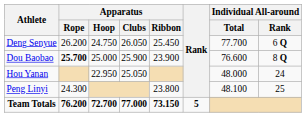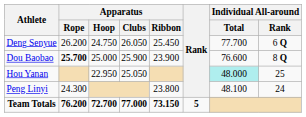(234, 74) no background -> (234, 74) paleturquoise background
(280, 74) 24 -> (280, 74) 25
(280, 89) 25 -> (280, 89) 24
